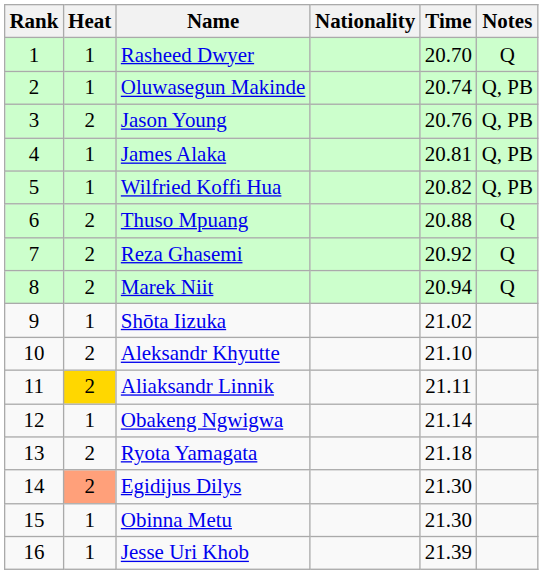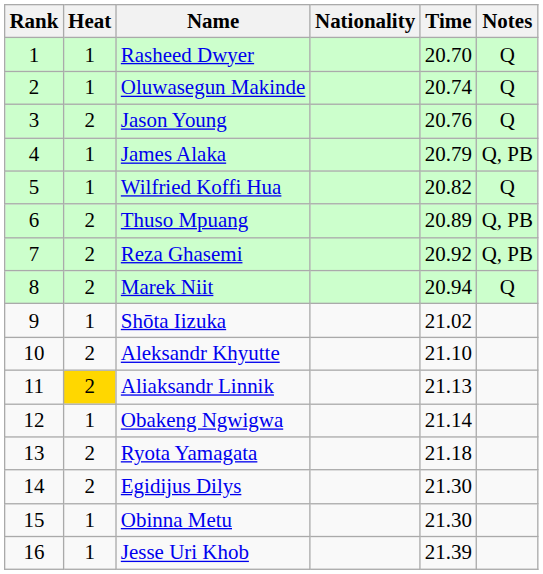(507, 87) Q, PB -> (507, 87) Q
(507, 120) Q, PB -> (507, 120) Q
(448, 154) 20.81 -> (448, 154) 20.79
(507, 187) Q, PB -> (507, 187) Q
(448, 220) 20.88 -> (448, 220) 20.89
(507, 220) Q -> (507, 220) Q, PB
(507, 253) Q -> (507, 253) Q, PB
(448, 386) 21.11 -> (448, 386) 21.13
(90, 486) lightsalmon background -> (90, 486) no background
